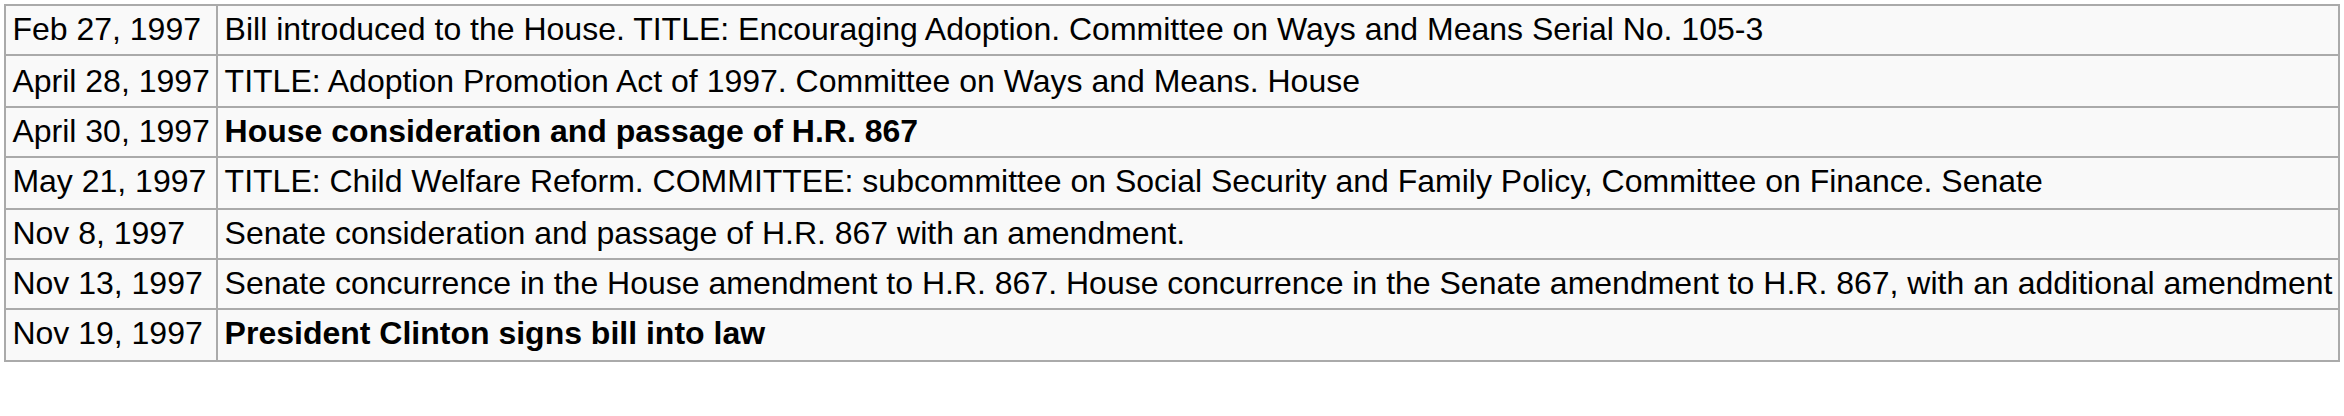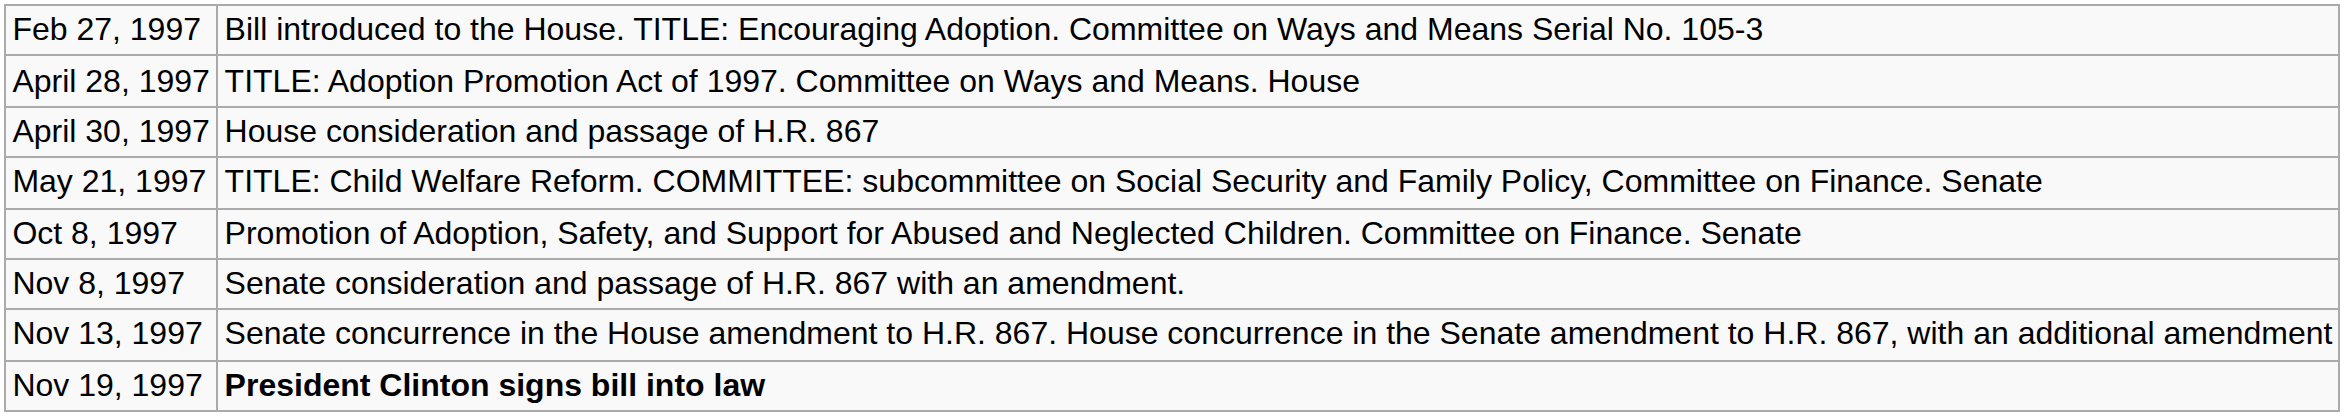(571, 131) bold -> (552, 131) normal
+ row: (95, 232)
